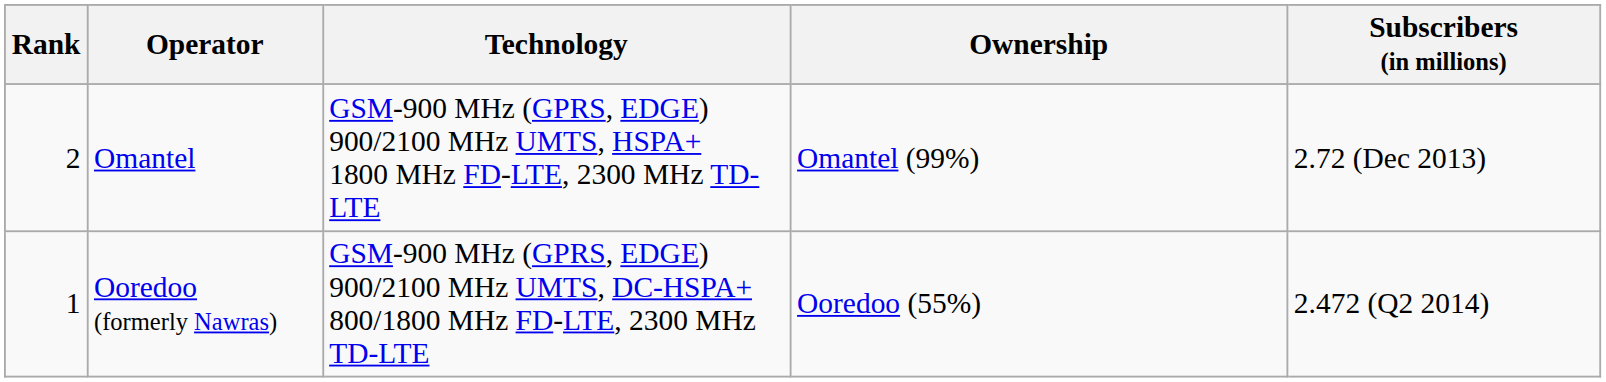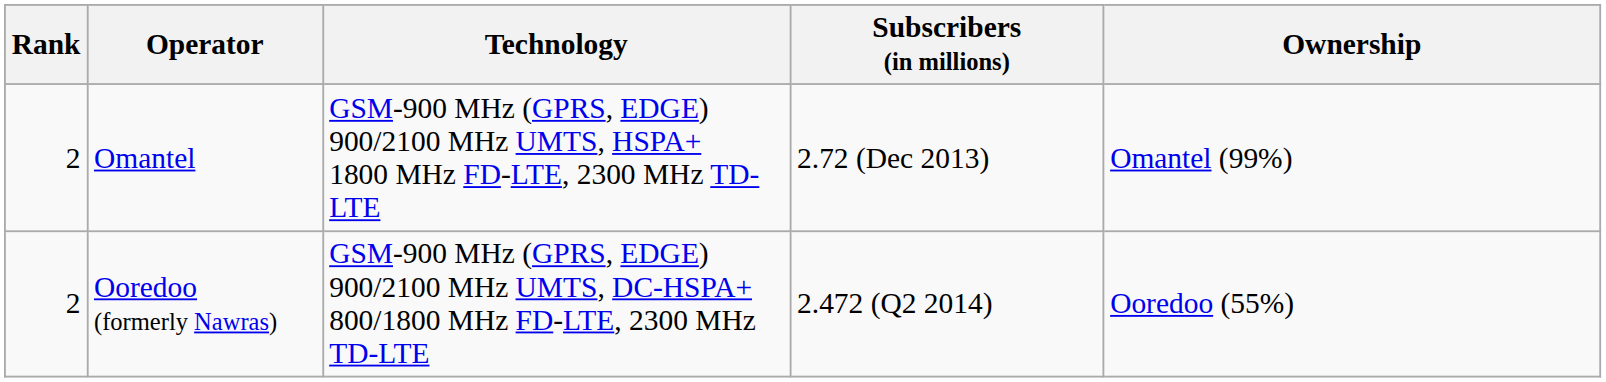columns swapped: (1444, 44) <-> (1039, 44)
(73, 303) 1 -> (73, 303) 2
